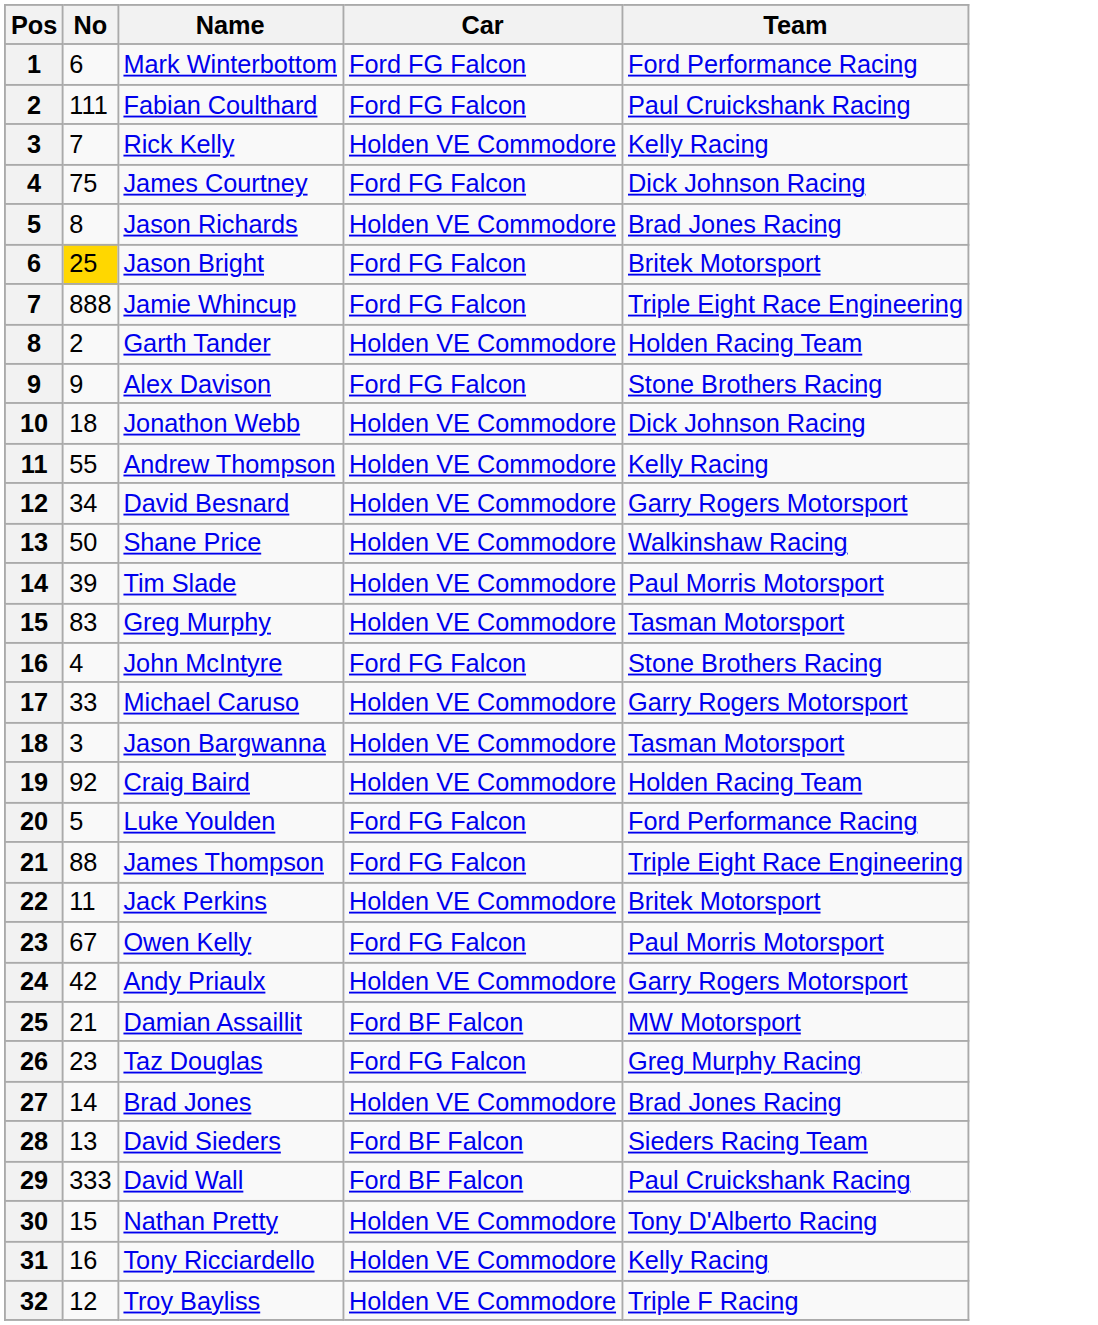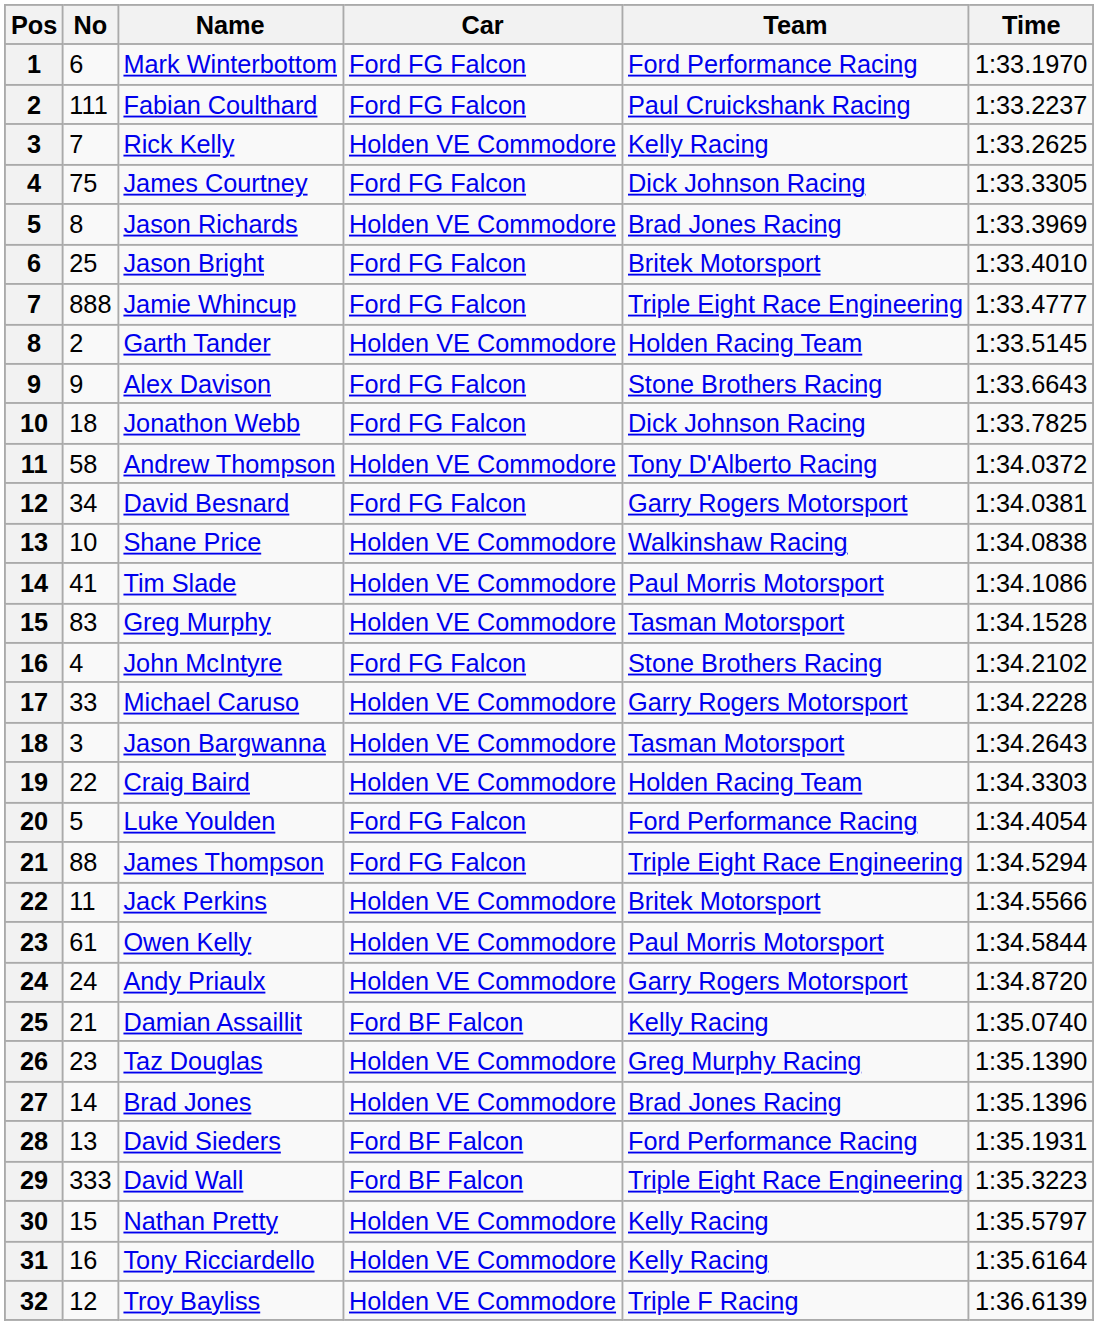+ column: (1031, 24)
(83, 264) gold background -> (83, 264) no background
(483, 423) Holden VE Commodore -> (438, 423) Ford FG Falcon
(83, 463) 55 -> (83, 463) 58
(698, 463) Kelly Racing -> (753, 463) Tony D'Alberto Racing
(483, 503) Holden VE Commodore -> (438, 503) Ford FG Falcon
(83, 543) 50 -> (83, 543) 10
(83, 583) 39 -> (83, 583) 41
(83, 782) 92 -> (83, 782) 22
(83, 942) 67 -> (83, 942) 61
(438, 942) Ford FG Falcon -> (483, 942) Holden VE Commodore
(83, 981) 42 -> (83, 981) 24
(714, 1021) MW Motorsport -> (698, 1021) Kelly Racing
(438, 1061) Ford FG Falcon -> (483, 1061) Holden VE Commodore
(748, 1141) Sieders Racing Team -> (773, 1141) Ford Performance Racing
(769, 1181) Paul Cruickshank Racing -> (795, 1181) Triple Eight Race Engineering
(753, 1221) Tony D'Alberto Racing -> (698, 1221) Kelly Racing
